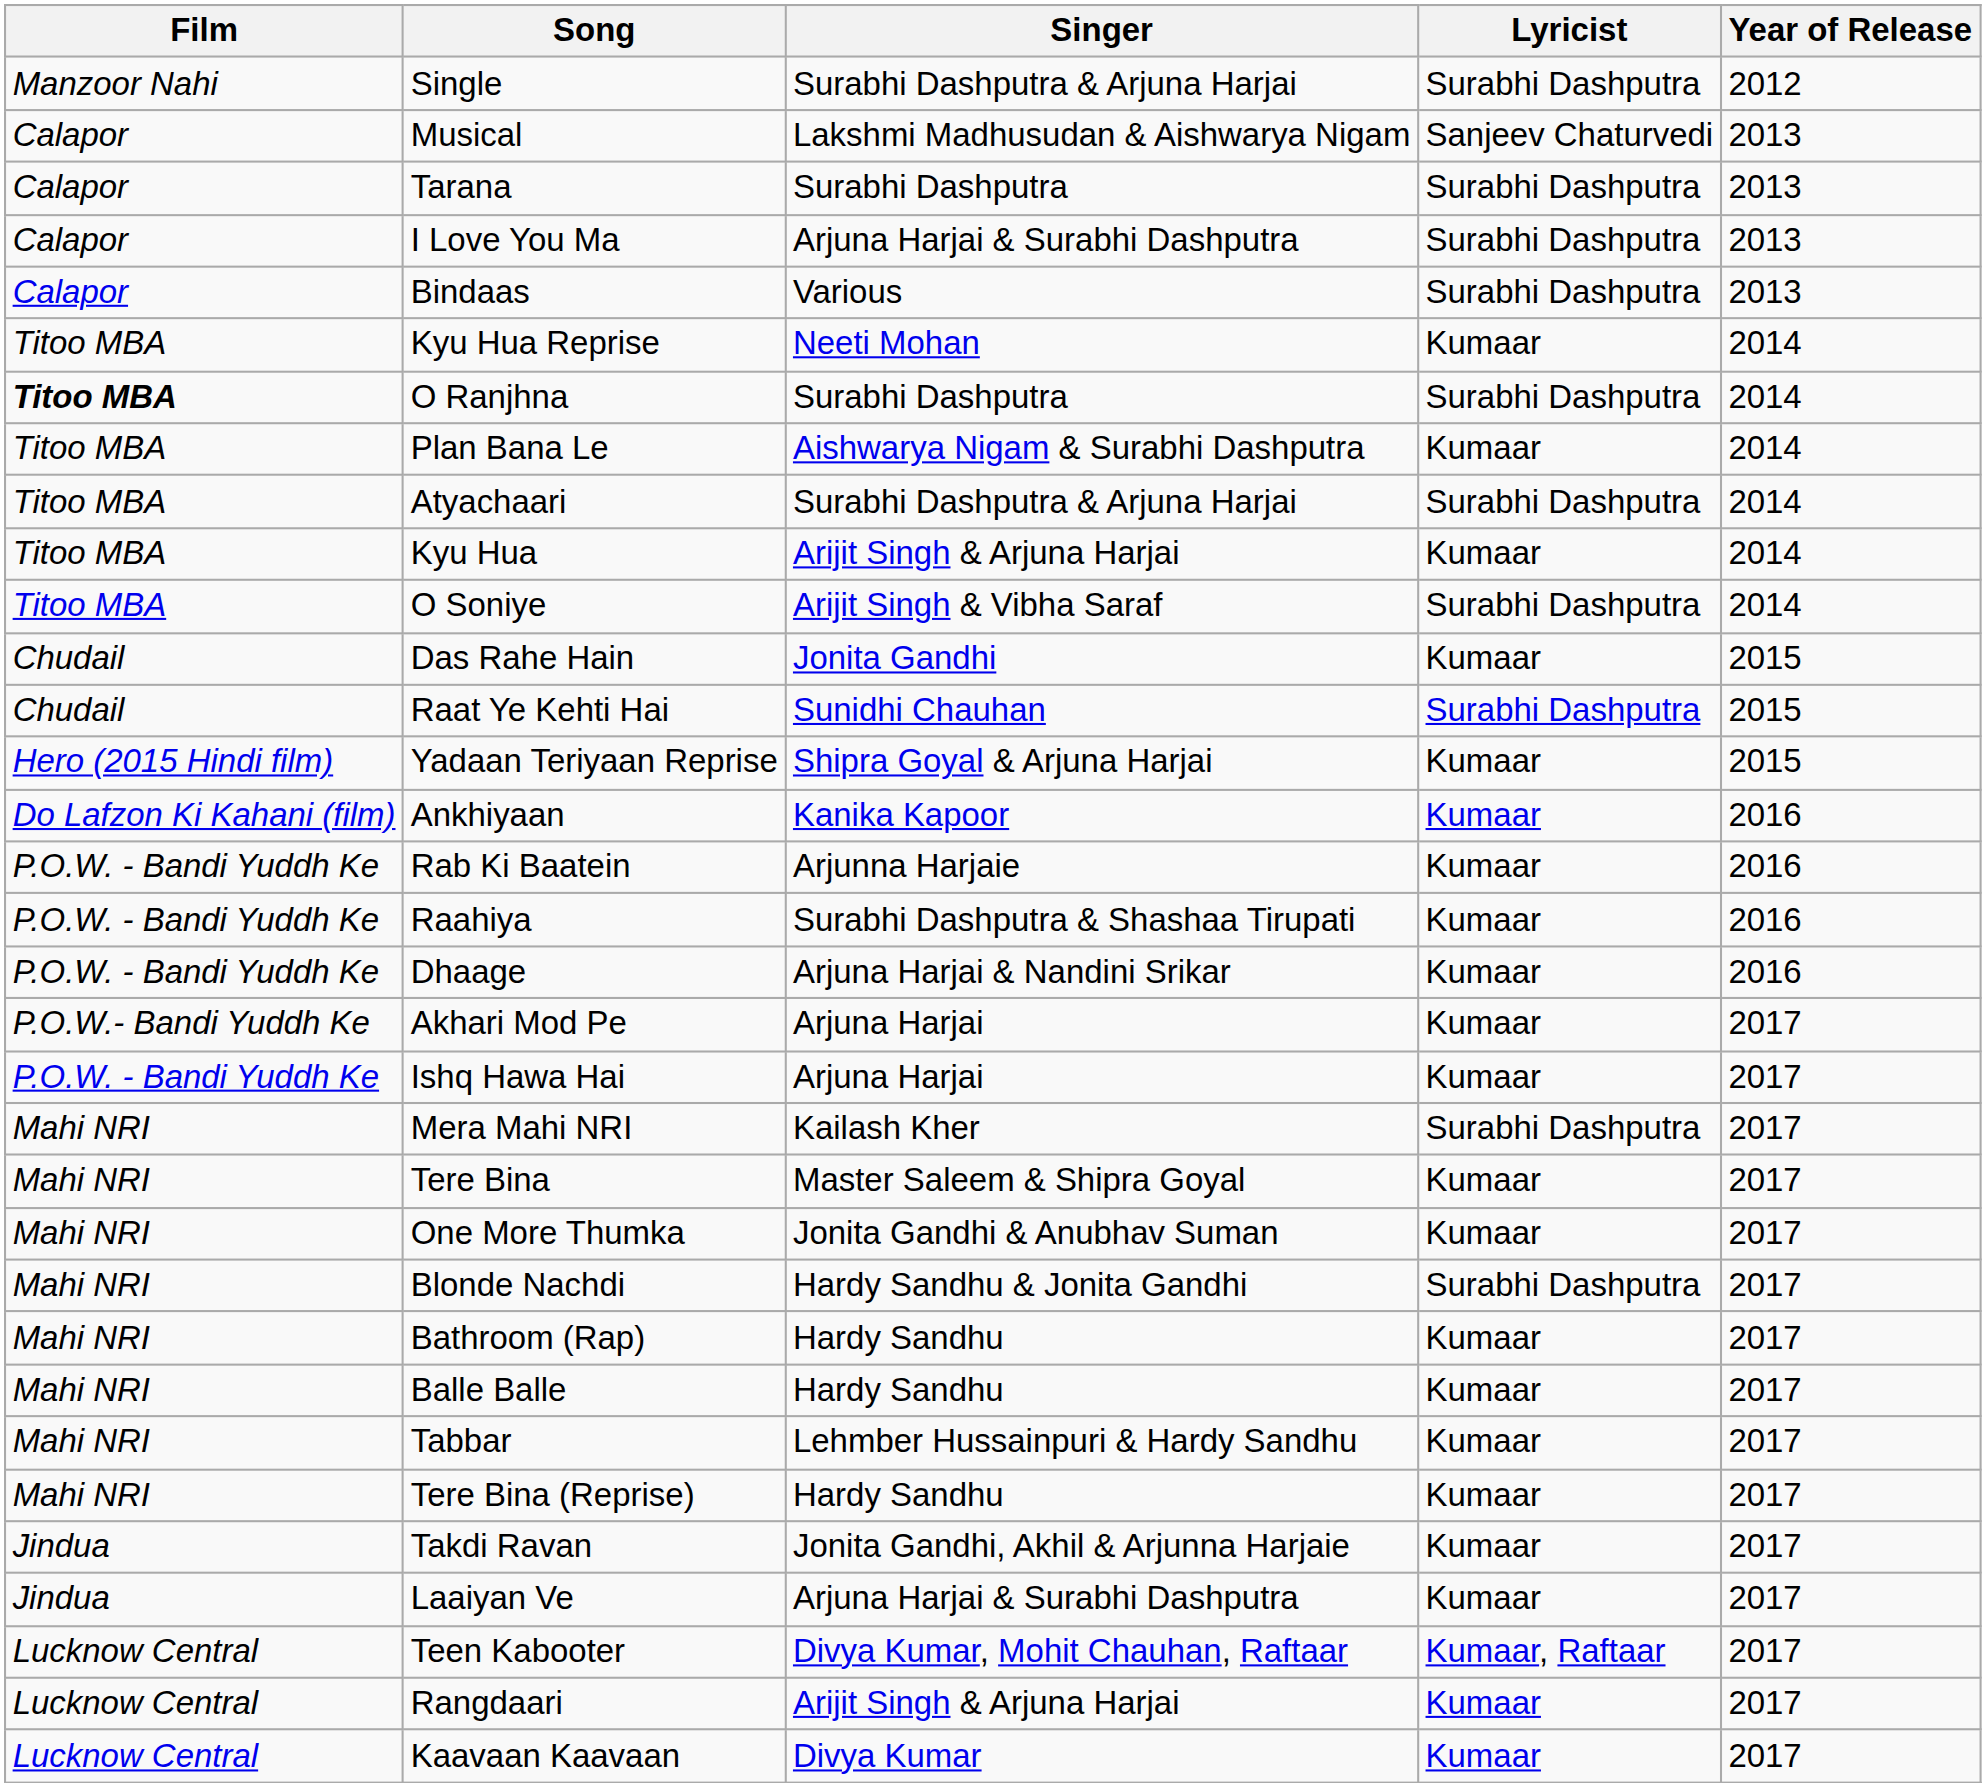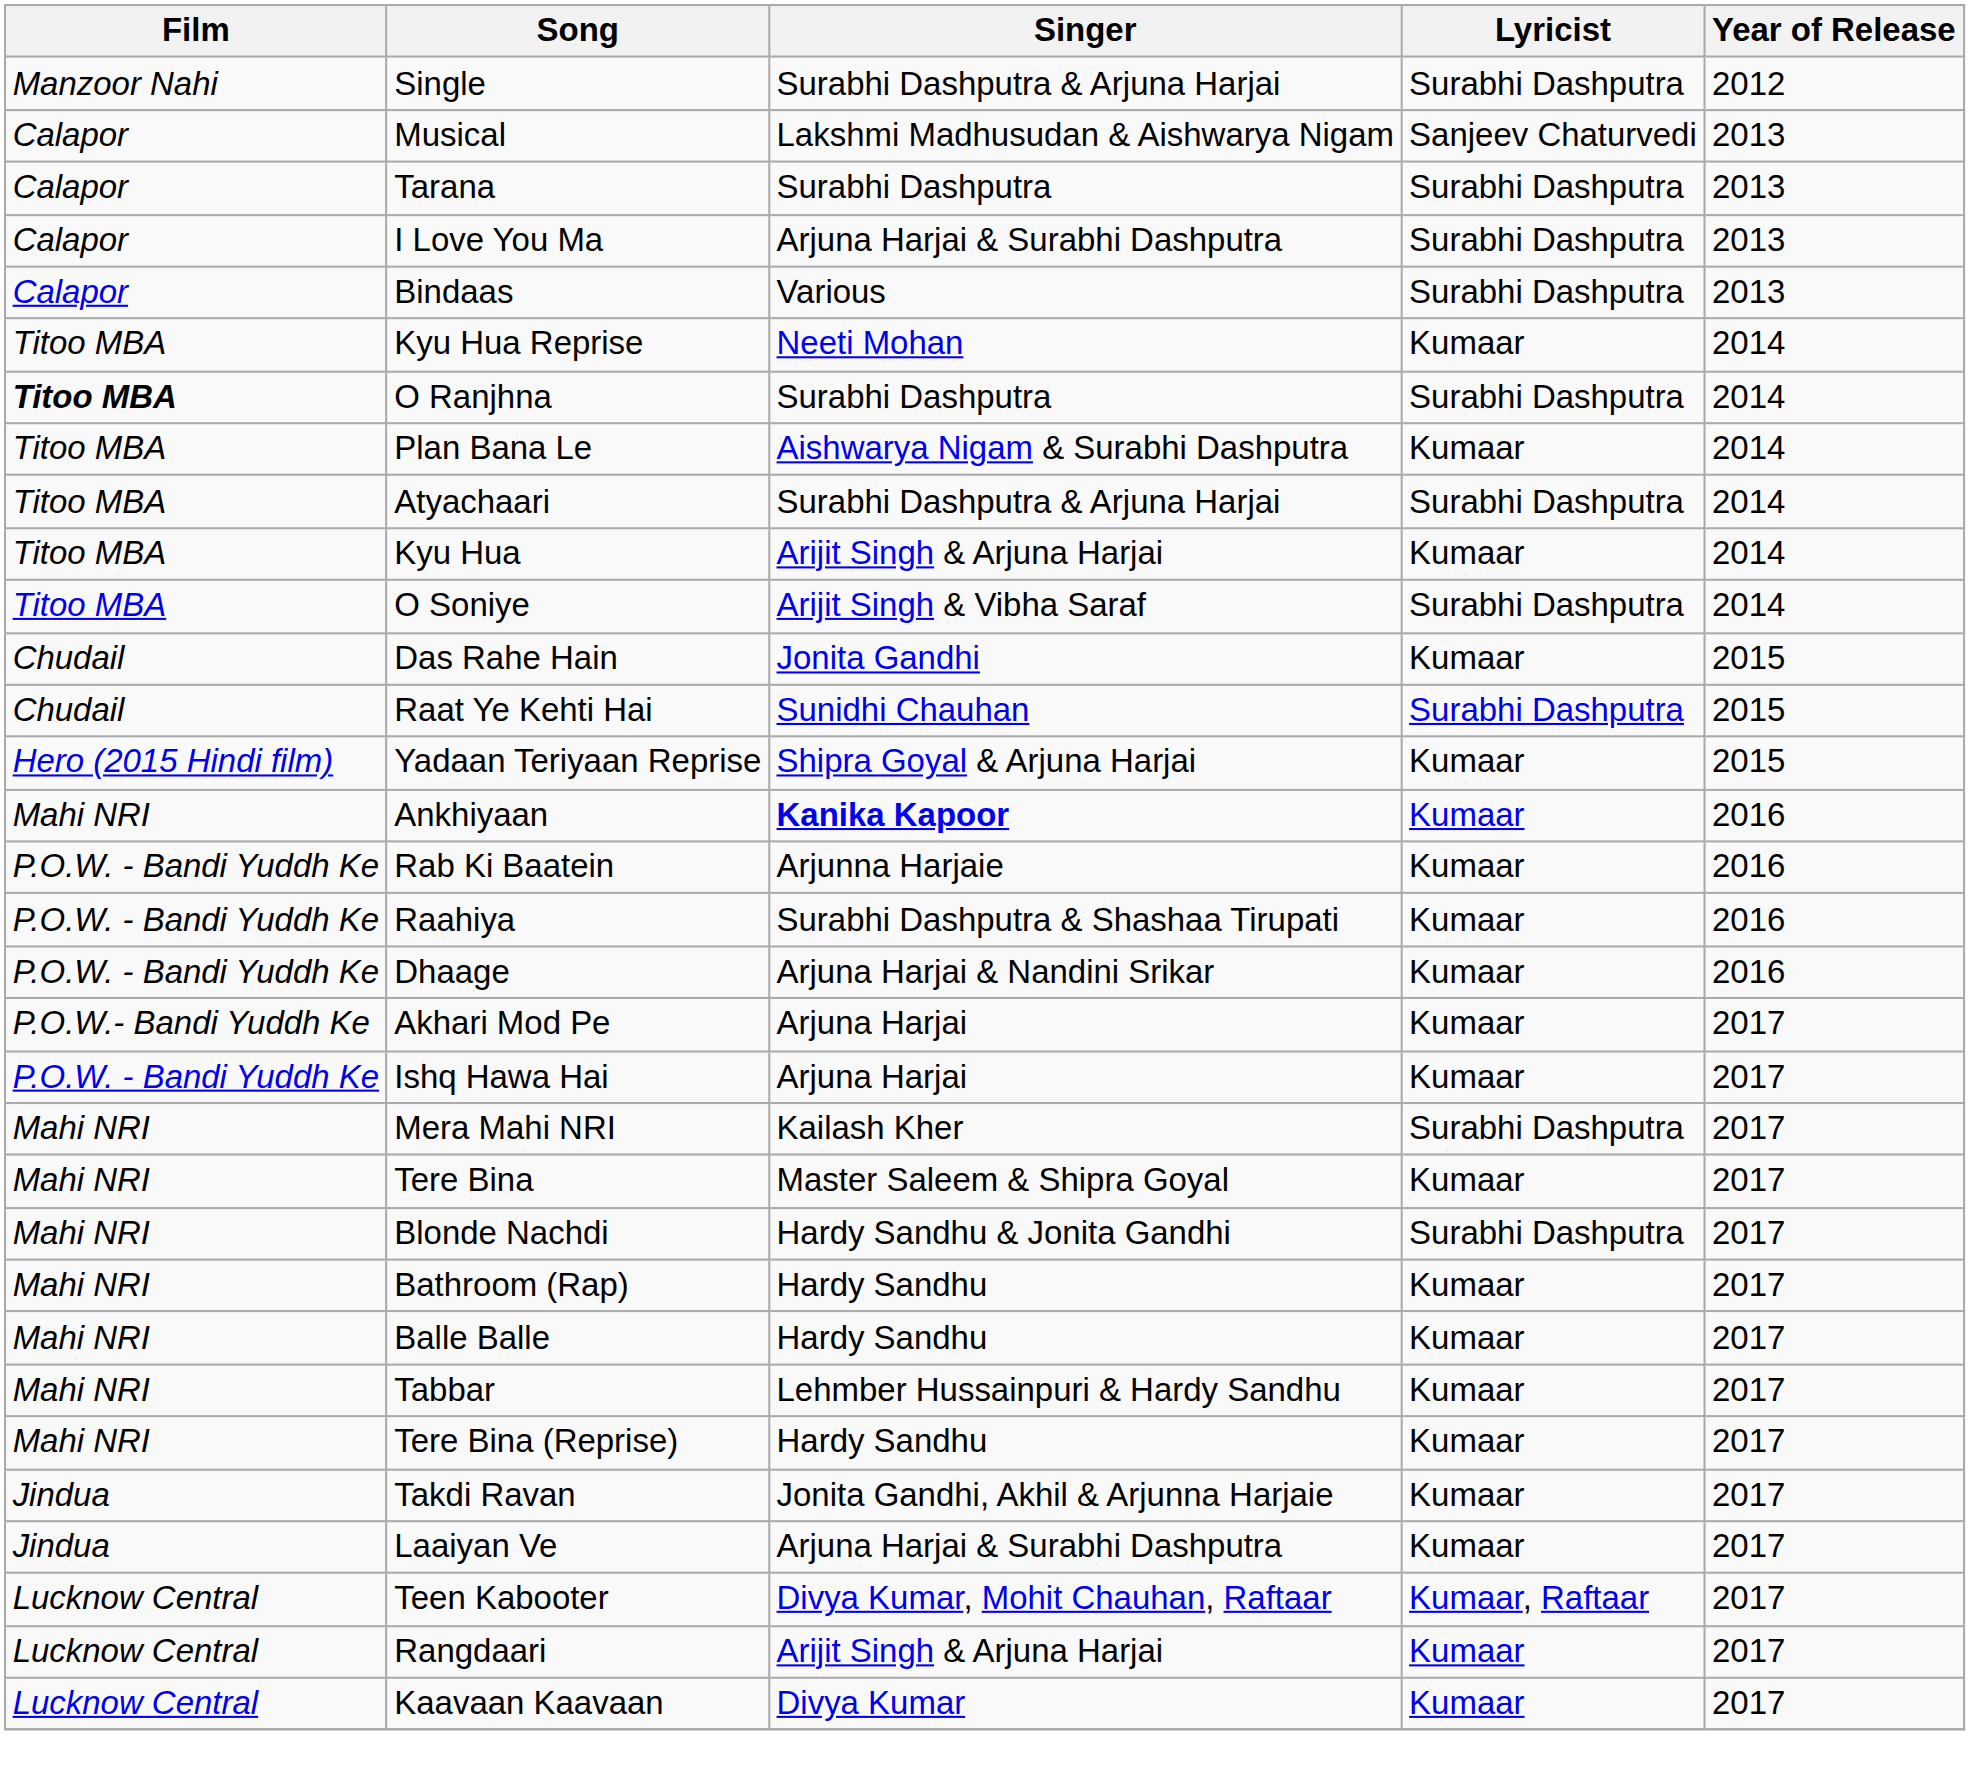(204, 814) Do Lafzon Ki Kahani (film) -> (81, 814) Mahi NRI
(901, 814) normal -> (893, 814) bold
- row: (548, 1232)
